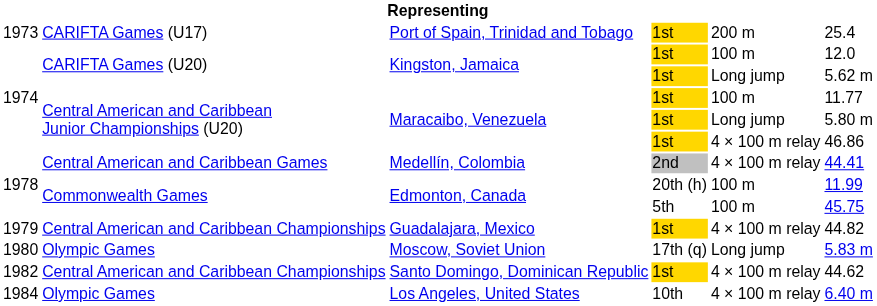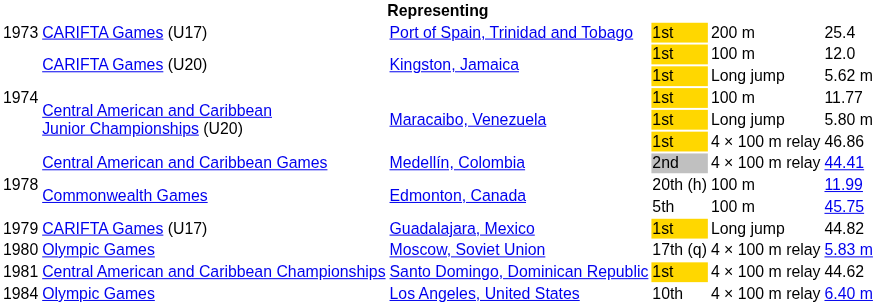(214, 228) Central American and Caribbean Championships -> (125, 228) CARIFTA Games (U17)
(766, 228) 4 × 100 m relay -> (748, 228) Long jump
(748, 250) Long jump -> (766, 250) 4 × 100 m relay
(21, 272) 1982 -> (21, 272) 1981
